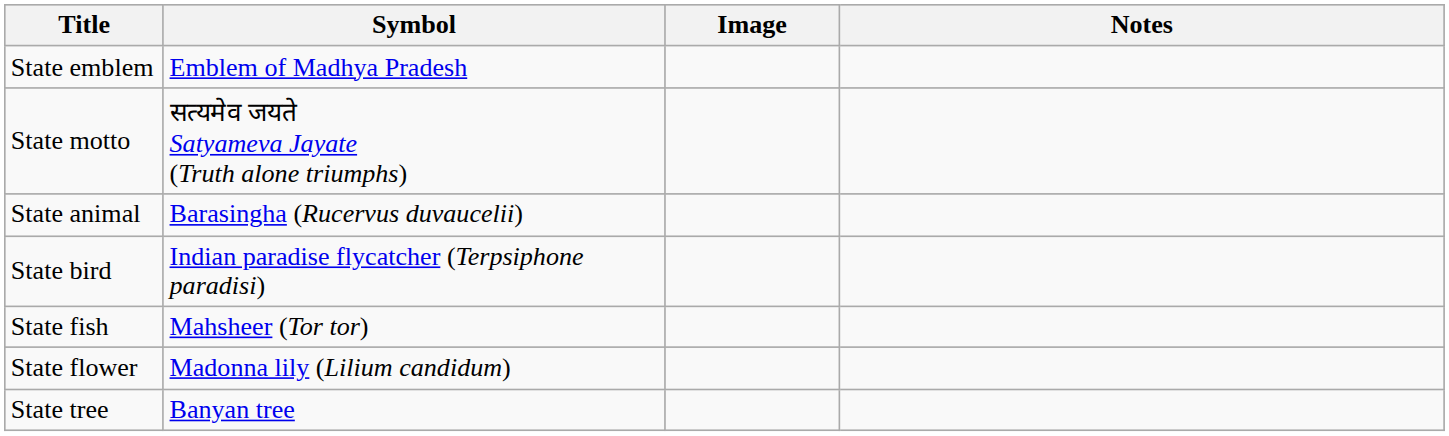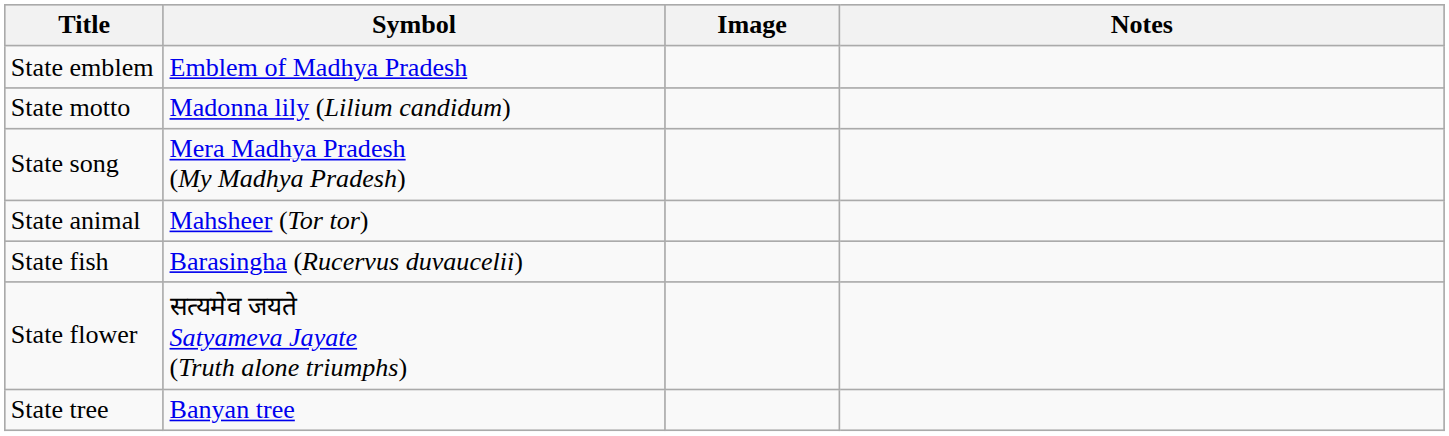(288, 142) सत्यमेव जयते Satyameva Jayate (Truth alone triumphs) -> (340, 107) Madonna lily (Lilium candidum)
+ row: (65, 163)
(346, 214) Barasingha (Rucervus duvaucelii) -> (269, 219) Mahsheer (Tor tor)
- row: (61, 270)
(269, 326) Mahsheer (Tor tor) -> (346, 261) Barasingha (Rucervus duvaucelii)
(340, 367) Madonna lily (Lilium candidum) -> (288, 337) सत्यमेव जयते Satyameva Jayate (Truth alone triumphs)
